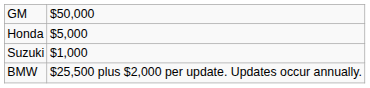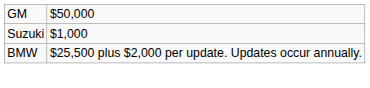- row: (25, 33)
